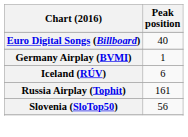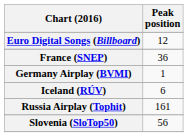(163, 40) 40 -> (163, 40) 12
+ row: (74, 57)
